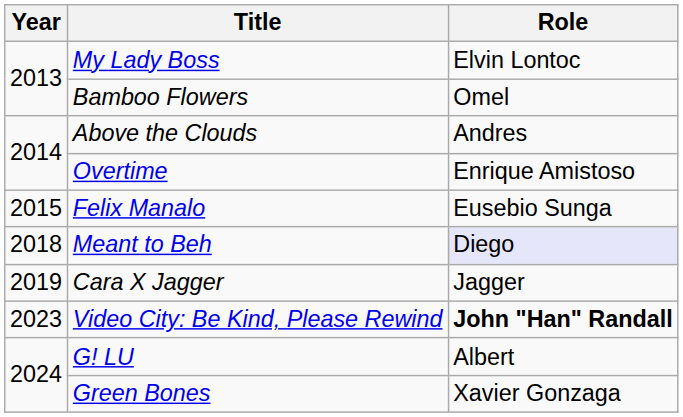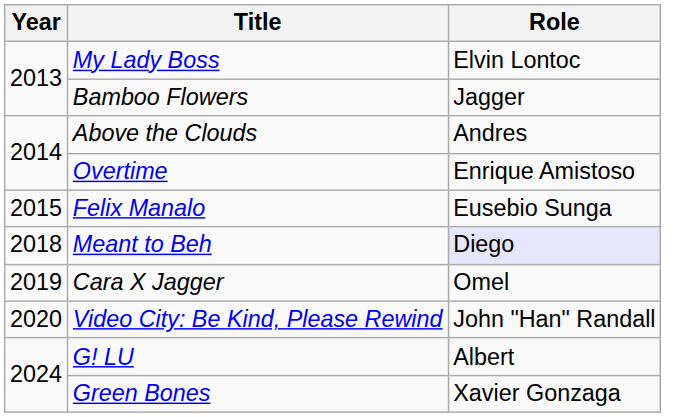(481, 97) Omel -> (489, 97) Jagger
(489, 282) Jagger -> (481, 282) Omel
(36, 319) 2023 -> (36, 319) 2020
(563, 319) bold -> (554, 319) normal
